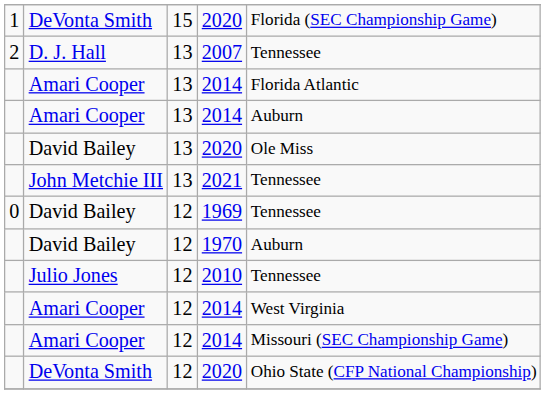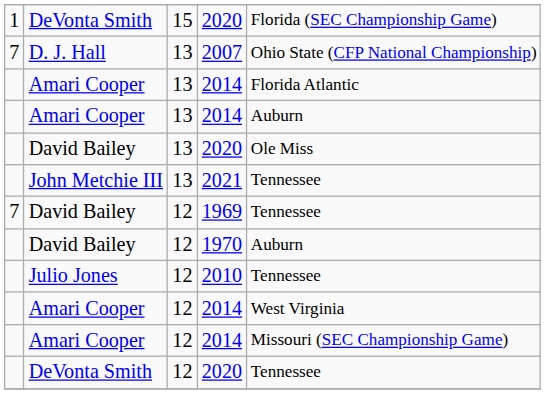(14, 52) 2 -> (14, 52) 7
(286, 52) Tennessee -> (394, 52) Ohio State (CFP National Championship)
(14, 212) 0 -> (14, 212) 7
(394, 372) Ohio State (CFP National Championship) -> (286, 372) Tennessee
